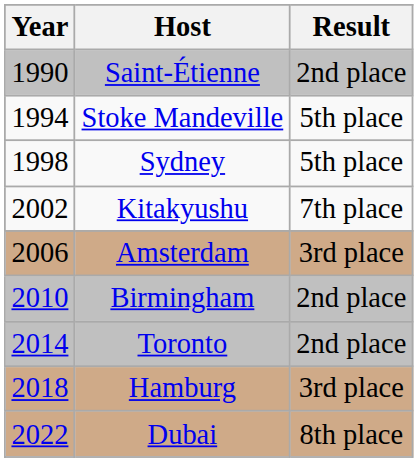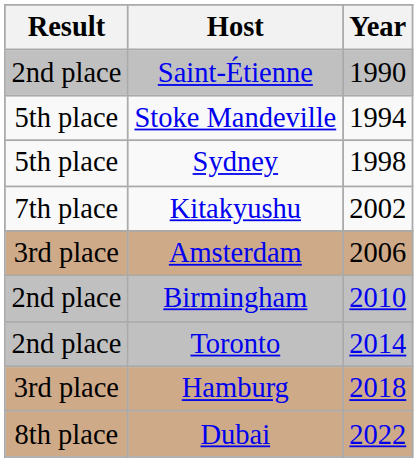columns swapped: (40, 27) <-> (351, 27)
